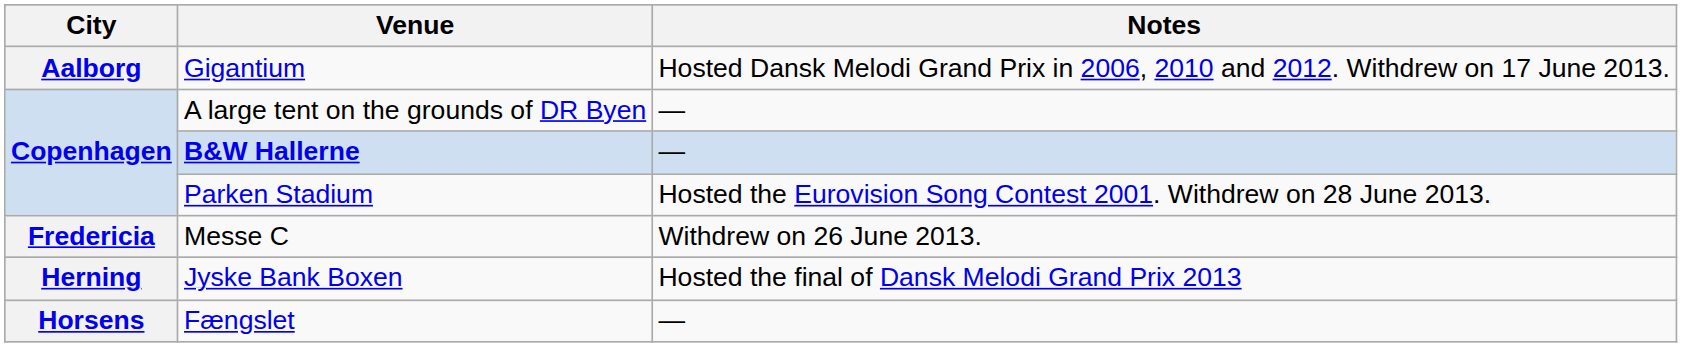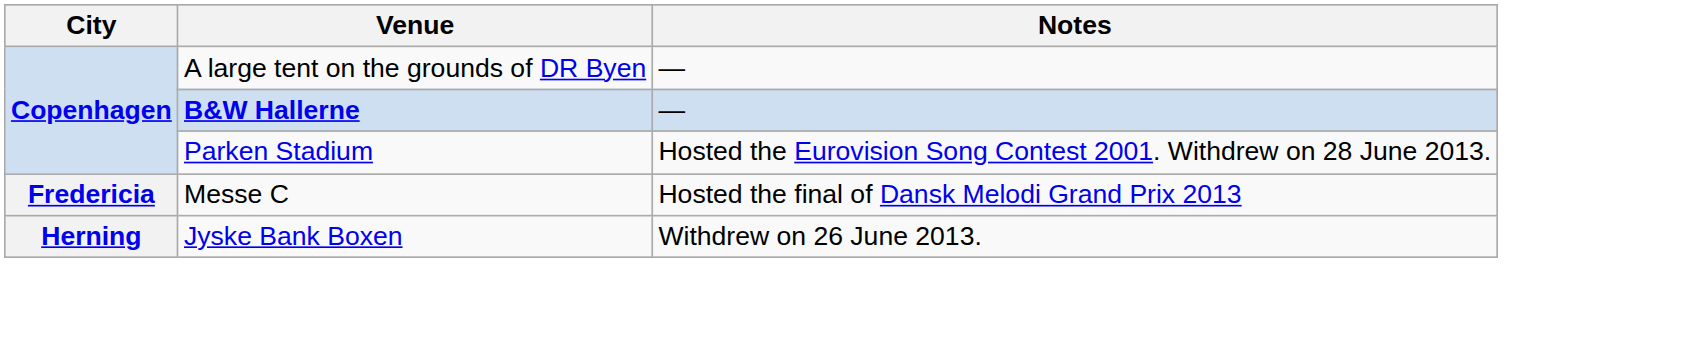- row: (245, 67)
(820, 236) Withdrew on 26 June 2013. -> (950, 194) Hosted the final of Dansk Melodi Grand Prix 2013
(950, 278) Hosted the final of Dansk Melodi Grand Prix 2013 -> (820, 236) Withdrew on 26 June 2013.
- row: (239, 320)
